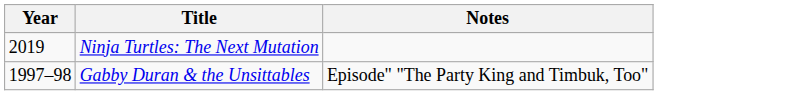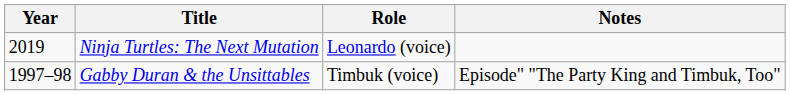+ column: (389, 18)
